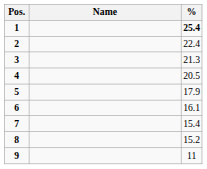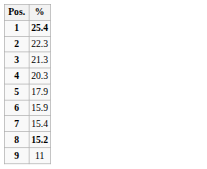- column: (105, 12)
(192, 44) 22.4 -> (40, 44) 22.3
(192, 76) 20.5 -> (40, 76) 20.3
(192, 108) 16.1 -> (40, 108) 15.9
(192, 140) normal -> (40, 140) bold
